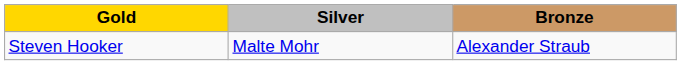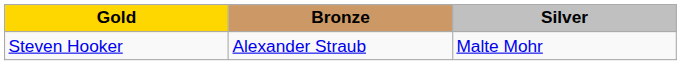columns swapped: (340, 18) <-> (564, 18)
